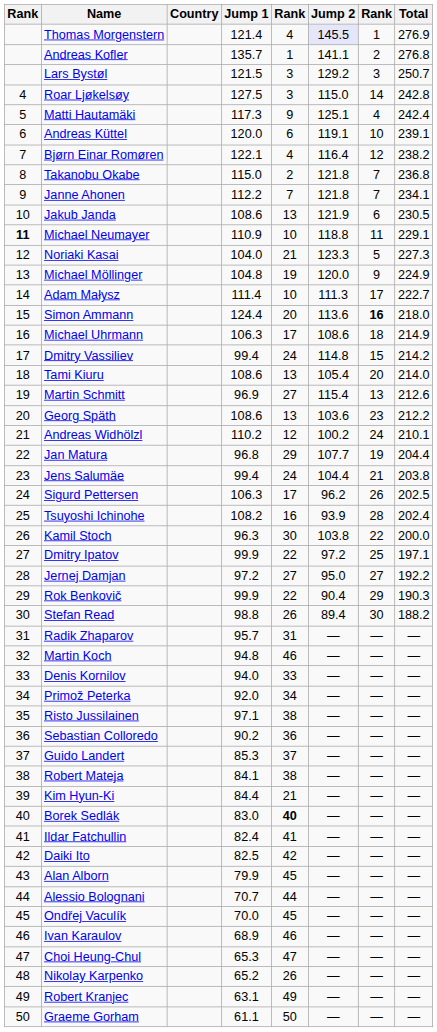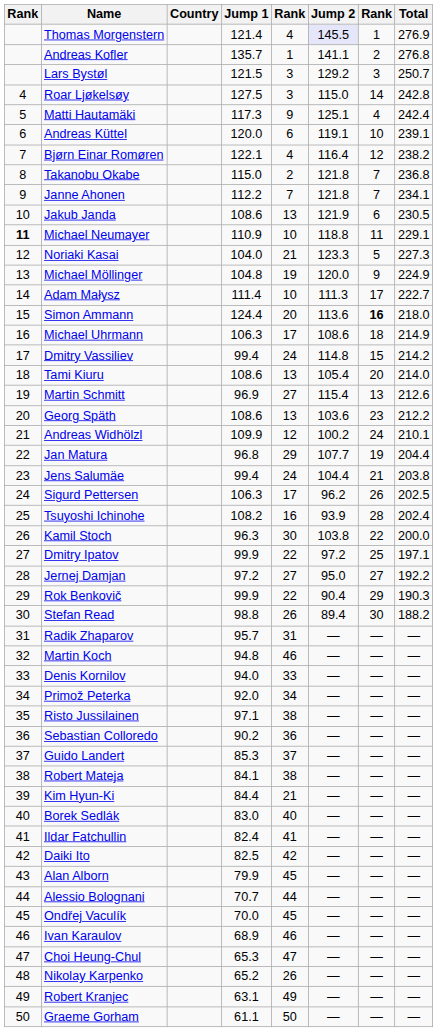(246, 435) 110.2 -> (246, 435) 109.9
(290, 816) bold -> (290, 816) normal
